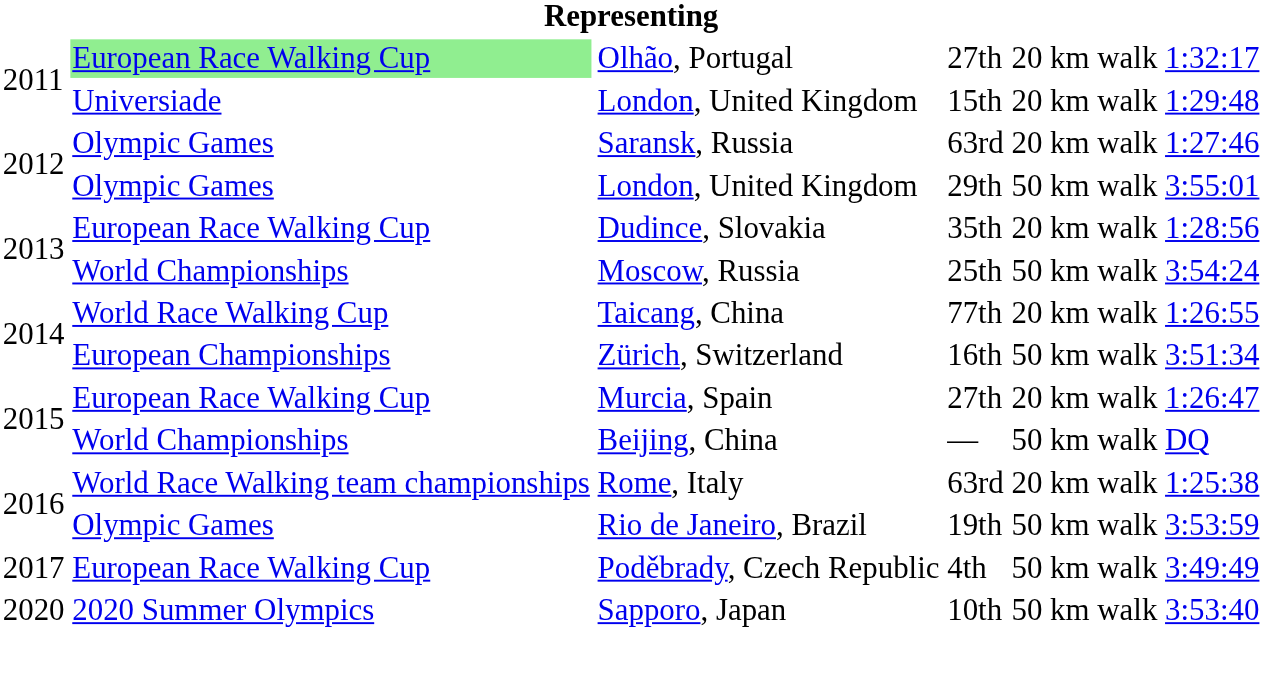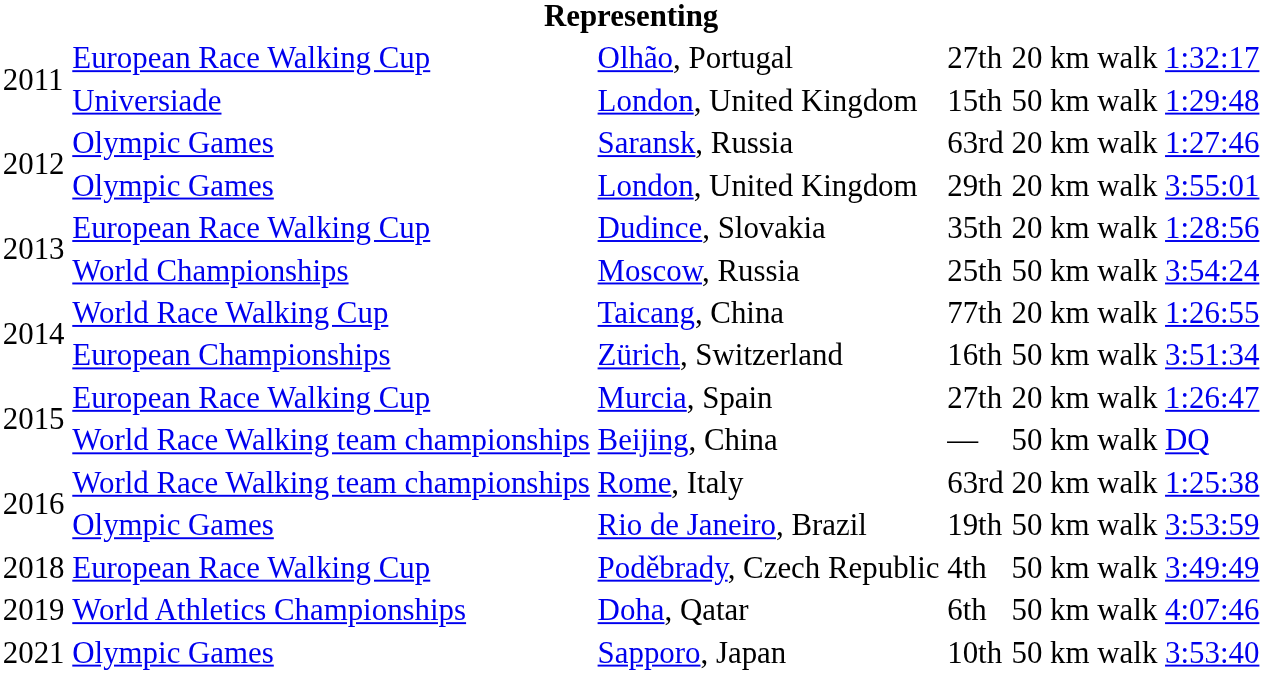(251, 58) lightgreen background -> (251, 58) no background
(1084, 100) 20 km walk -> (1084, 100) 50 km walk
(1084, 185) 50 km walk -> (1084, 185) 20 km walk
(210, 440) World Championships -> (331, 440) World Race Walking team championships
(34, 567) 2017 -> (34, 567) 2018
+ row: (673, 610)
(34, 610) 2020 -> (34, 652) 2021
(223, 610) 2020 Summer Olympics -> (173, 652) Olympic Games
